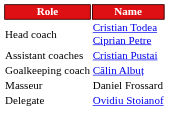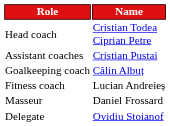+ row: (35, 85)
